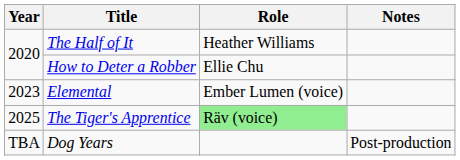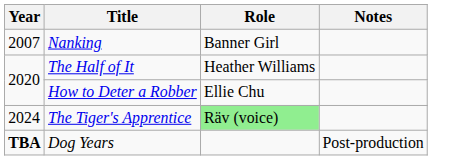+ row: (75, 42)
- row: (79, 92)
(24, 117) 2025 -> (24, 117) 2024
(24, 142) normal -> (24, 142) bold
